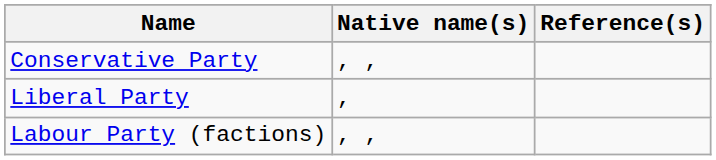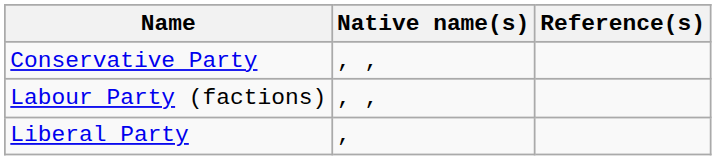rows swapped: (168, 135) <-> (100, 98)
